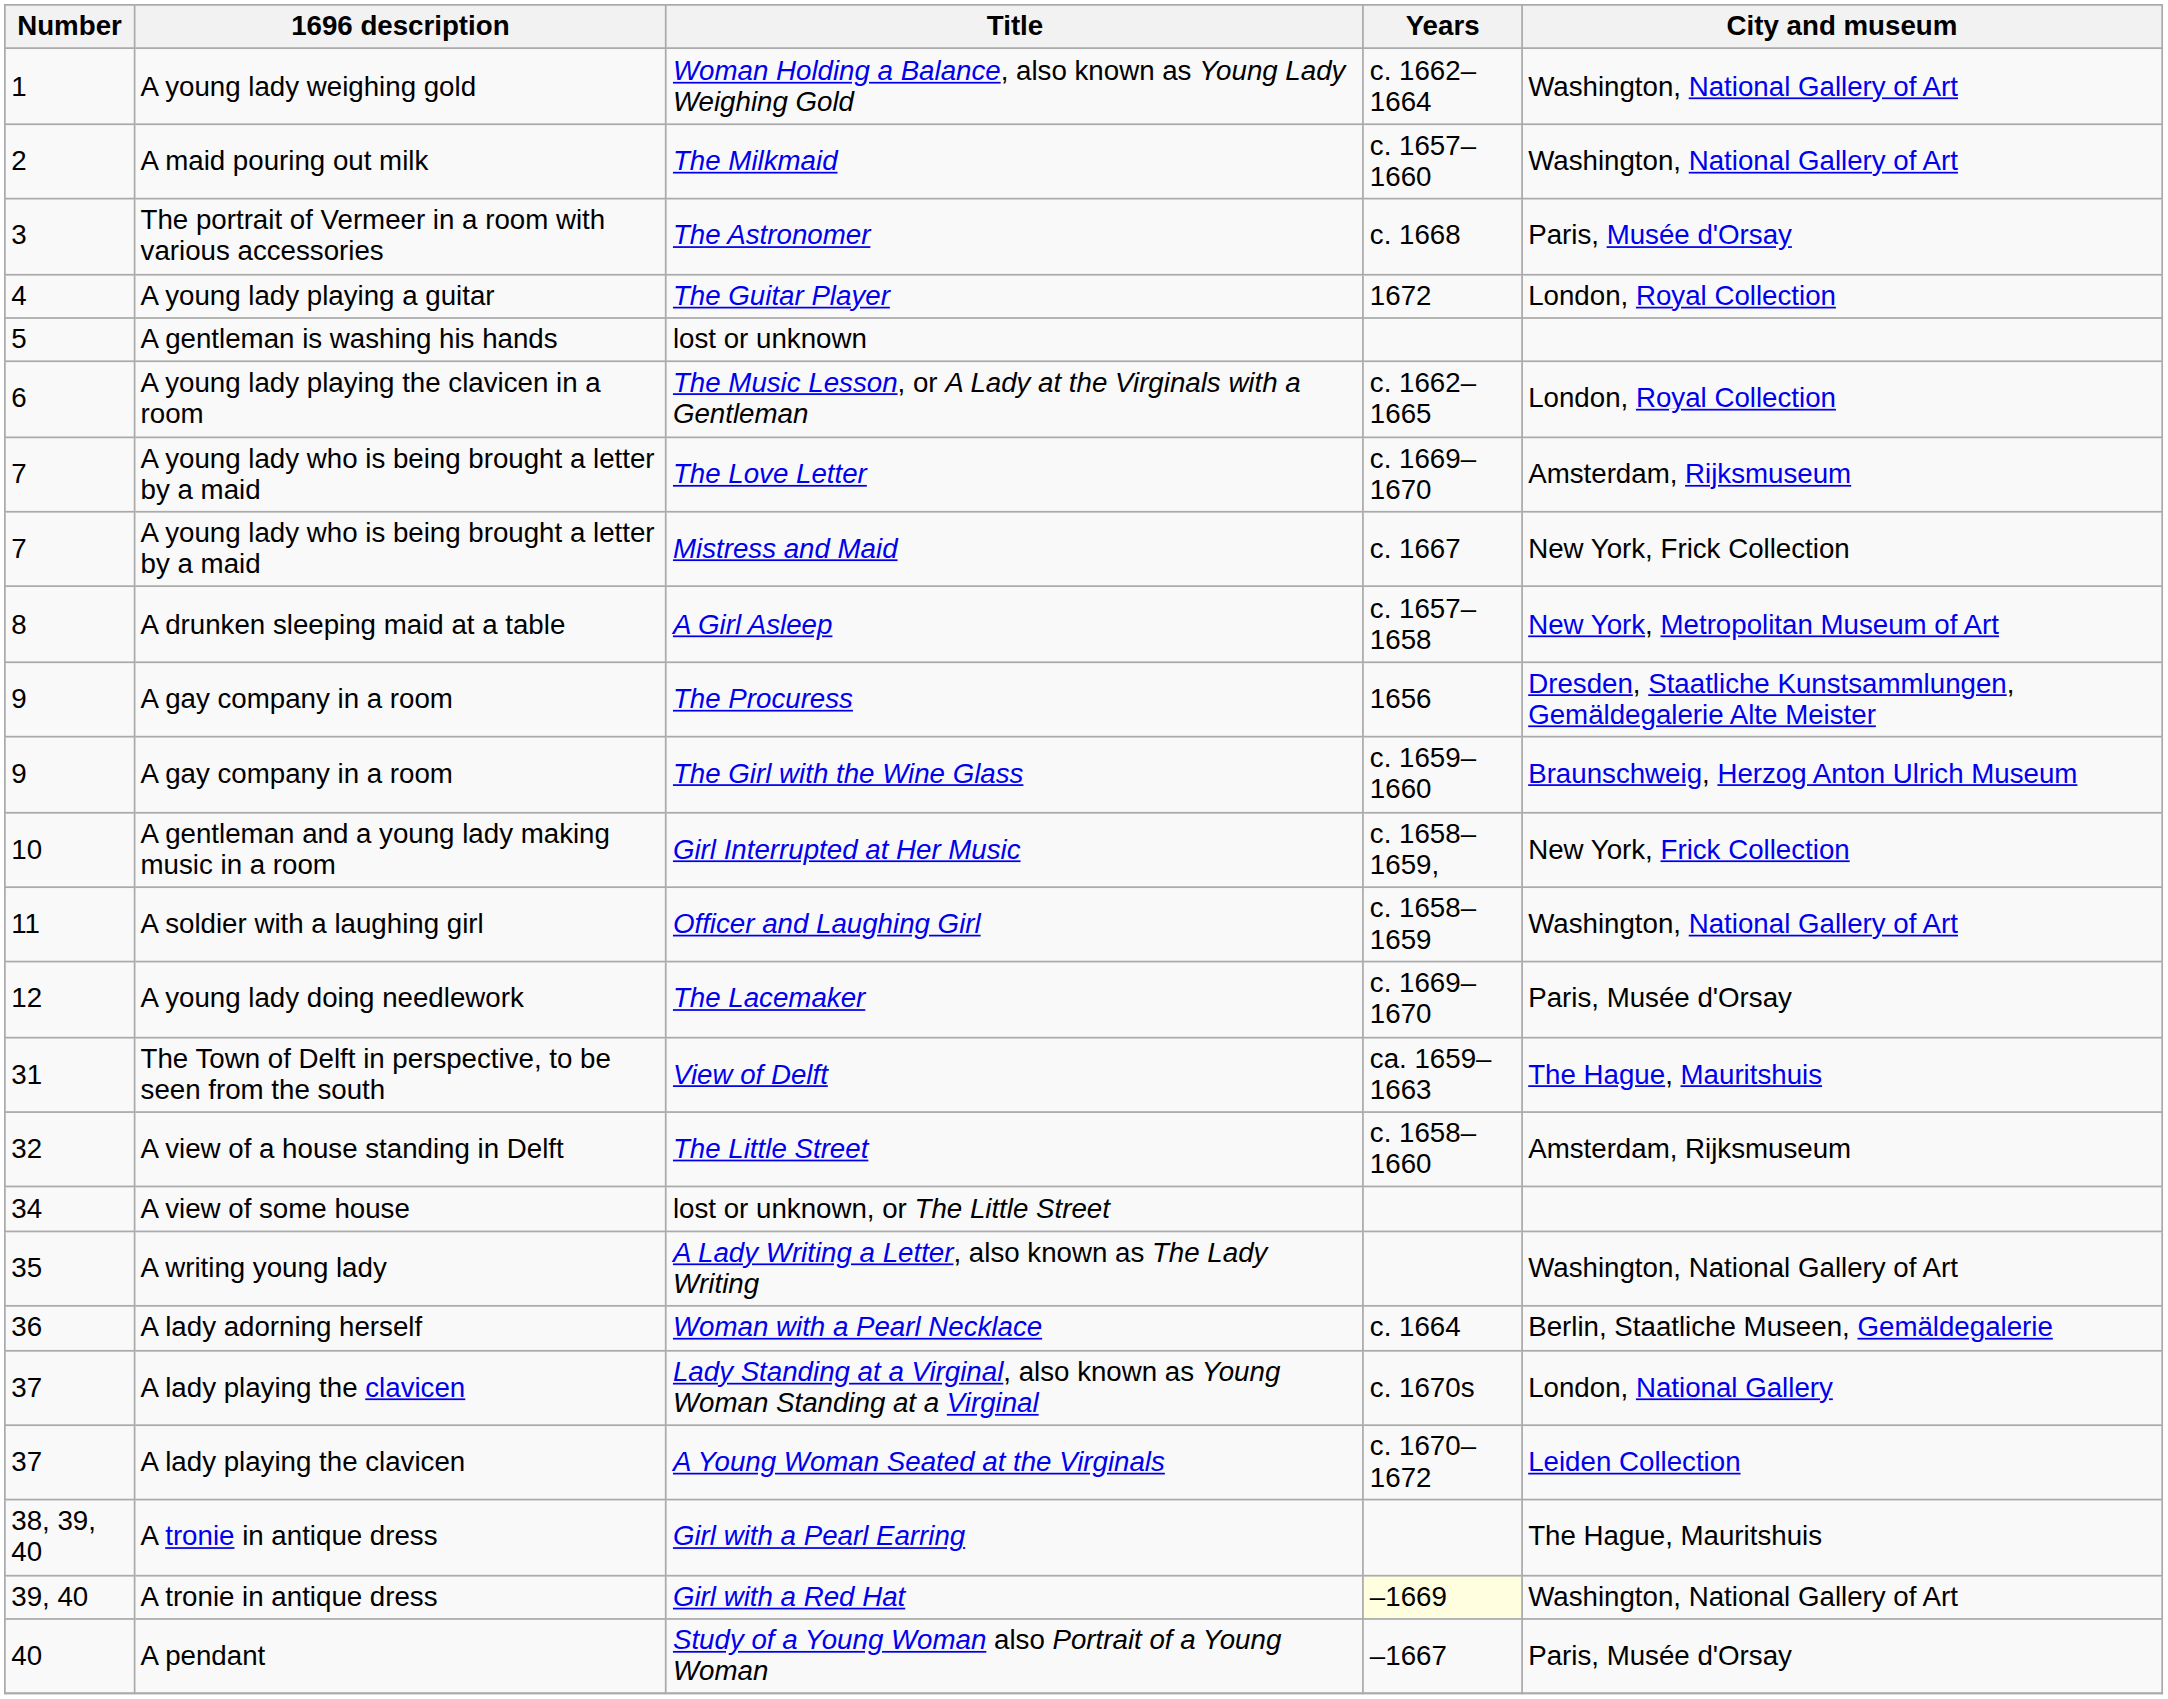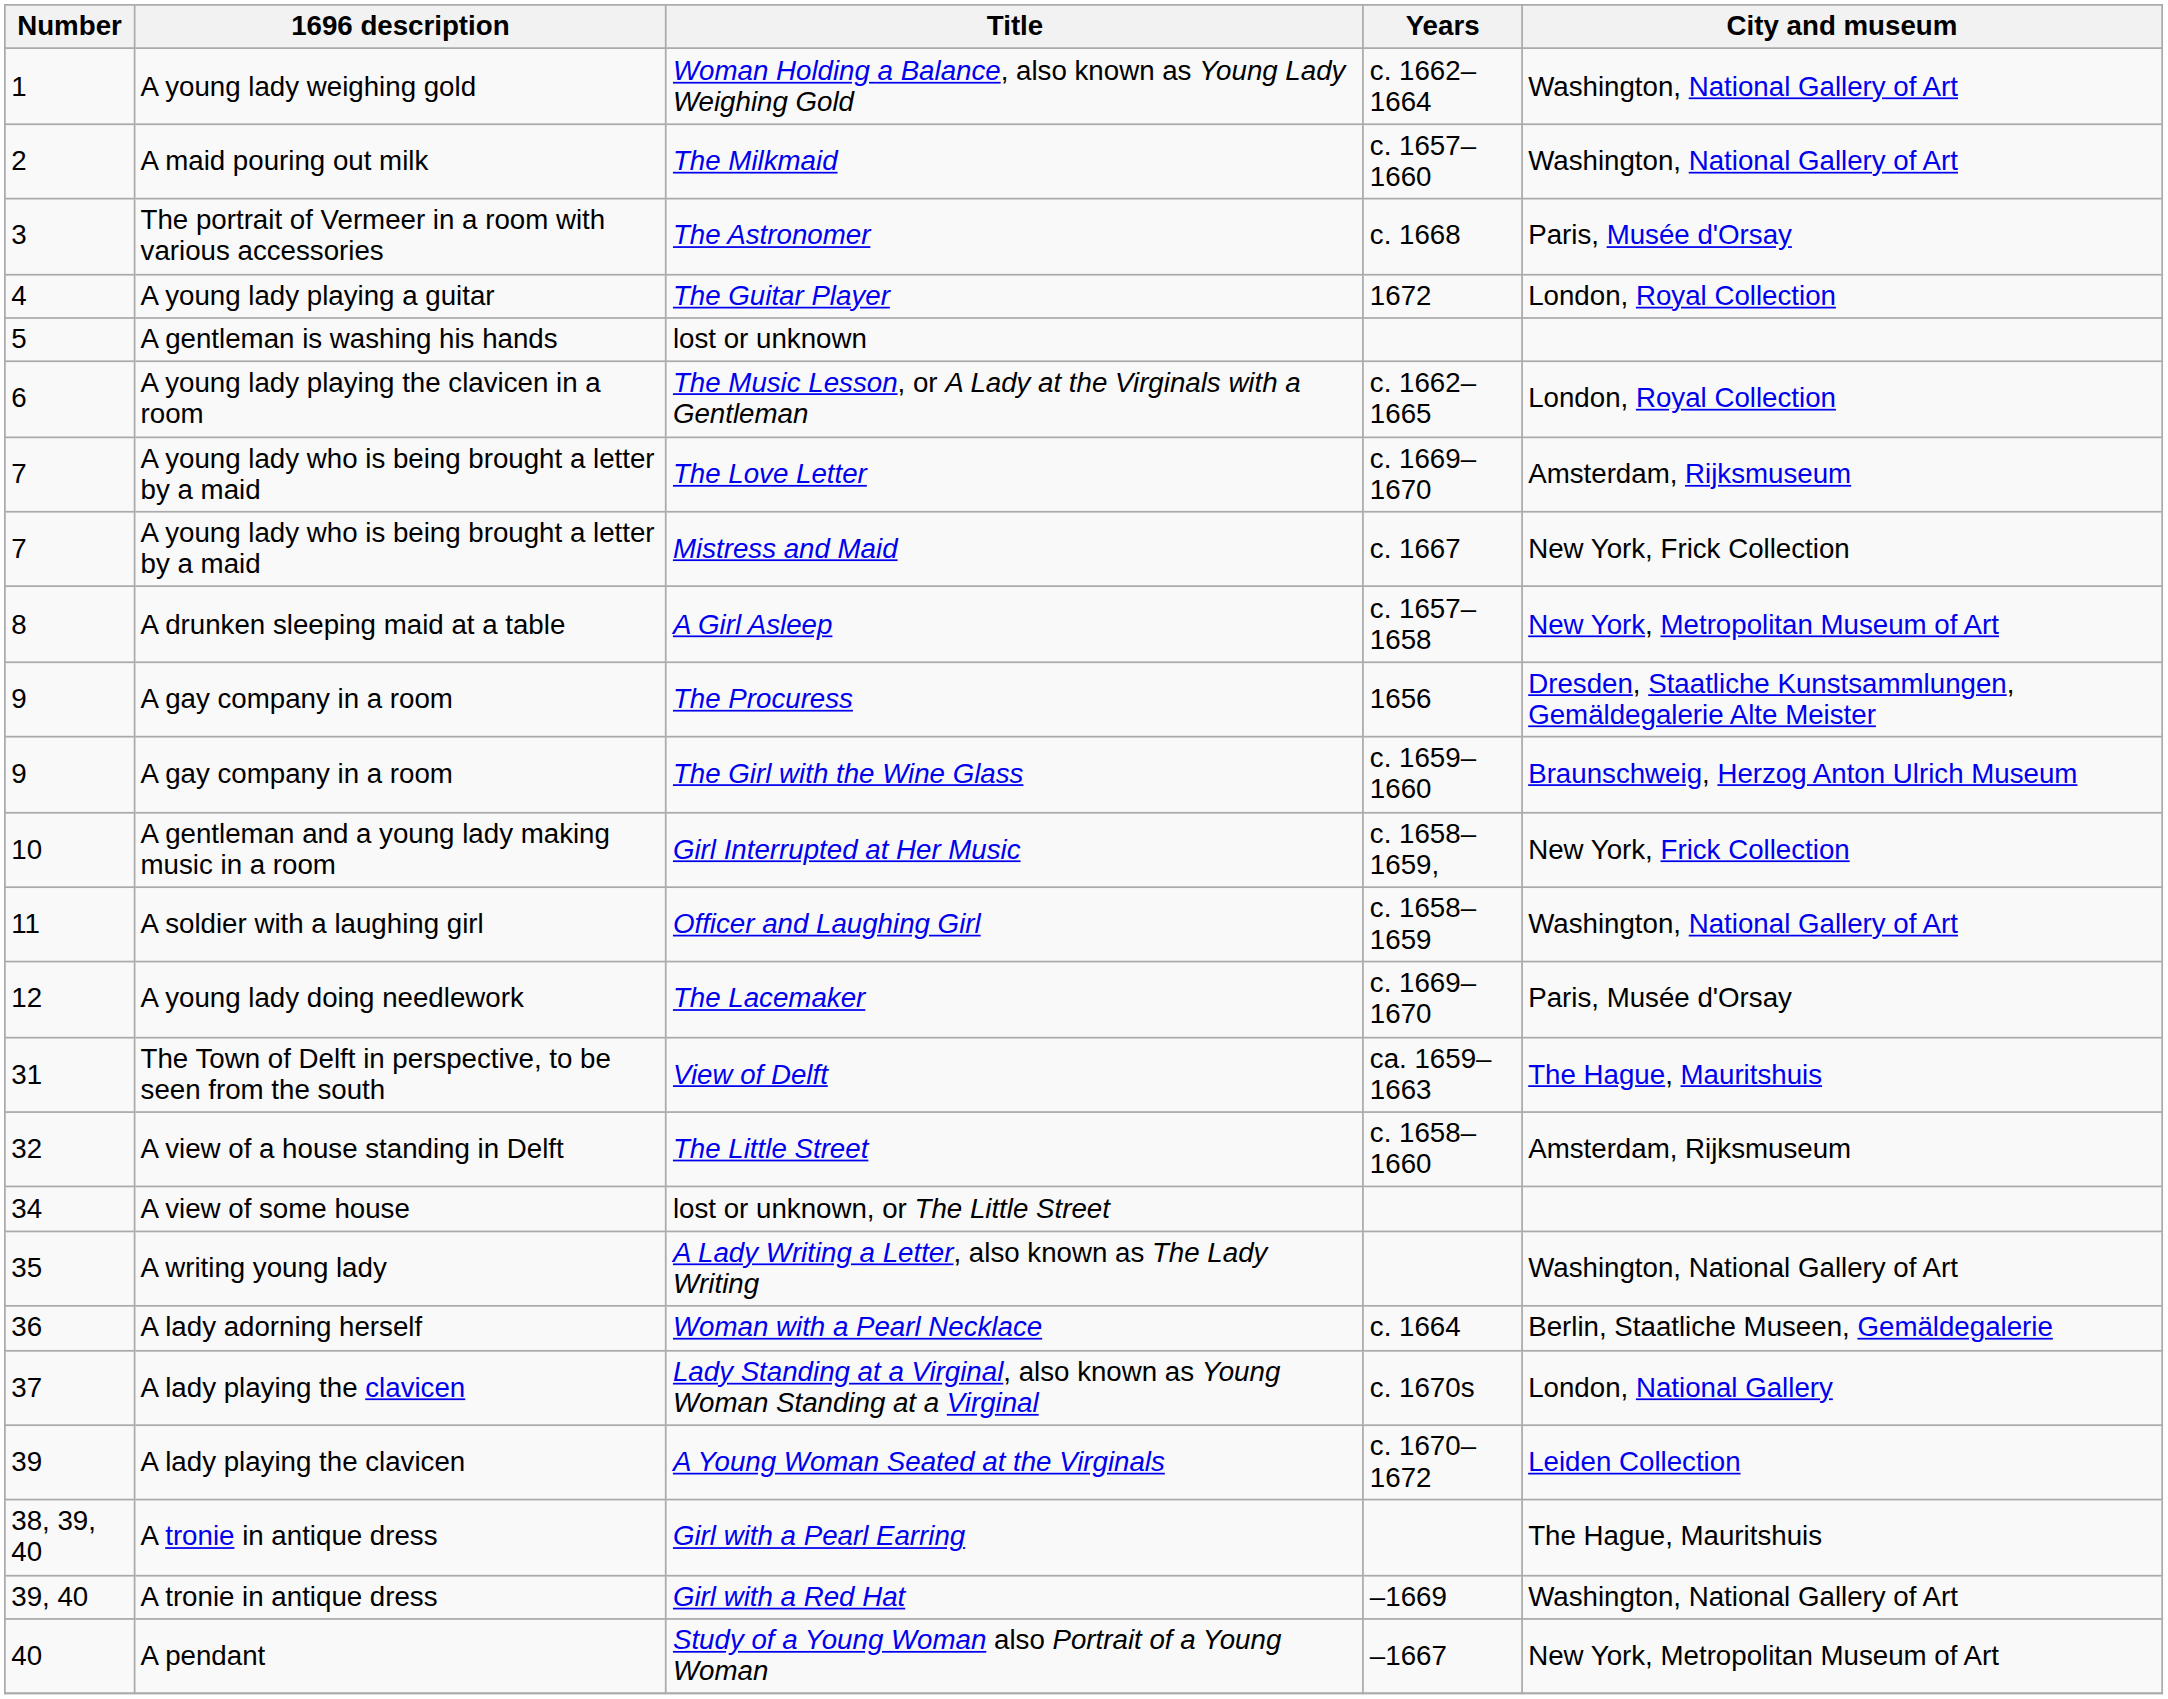(27, 1462) 37 -> (27, 1462) 39
(1408, 1596) lightyellow background -> (1408, 1596) no background
(1660, 1656) Paris, Musée d'Orsay -> (1764, 1656) New York, Metropolitan Museum of Art
